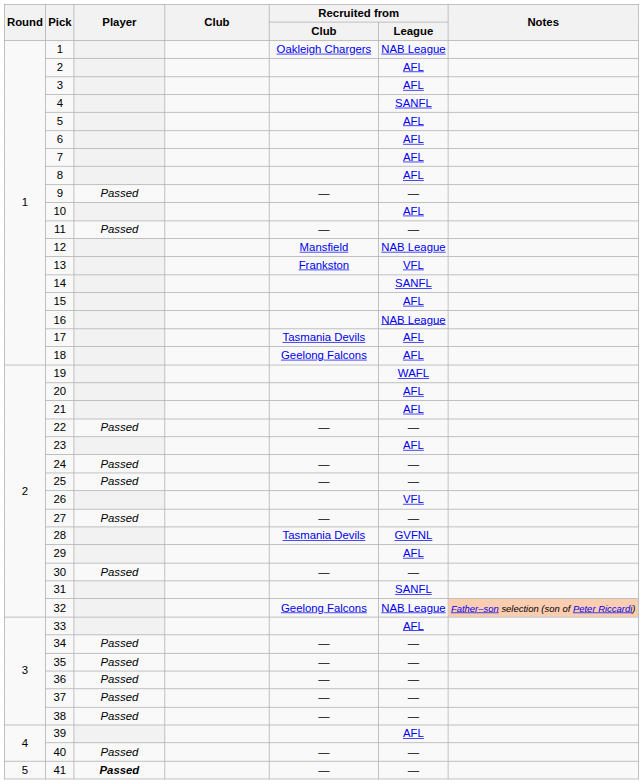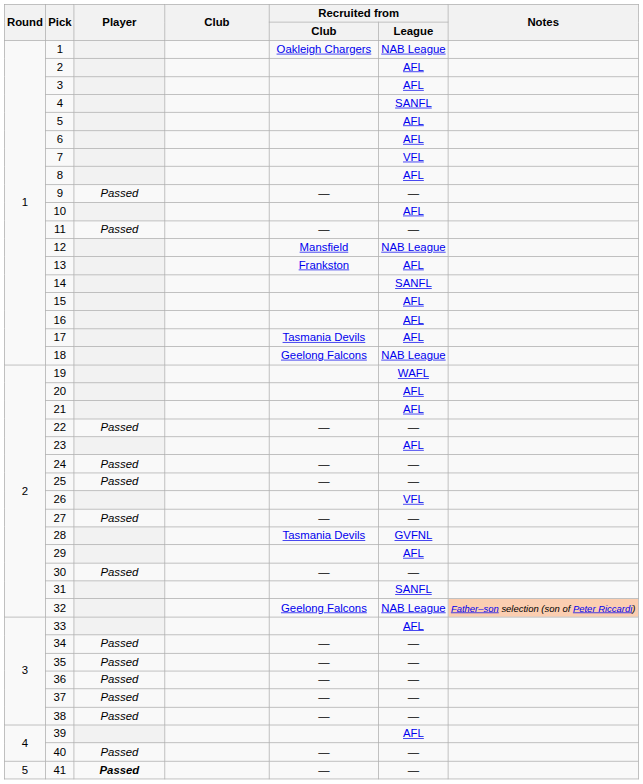(413, 157) AFL -> (413, 157) VFL
(413, 265) VFL -> (413, 265) AFL
(413, 319) NAB League -> (413, 319) AFL
(413, 355) AFL -> (413, 355) NAB League
